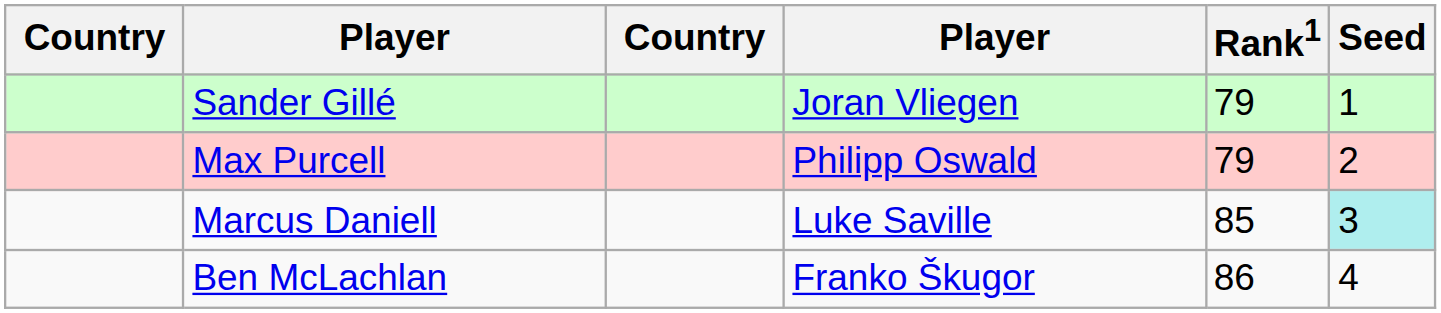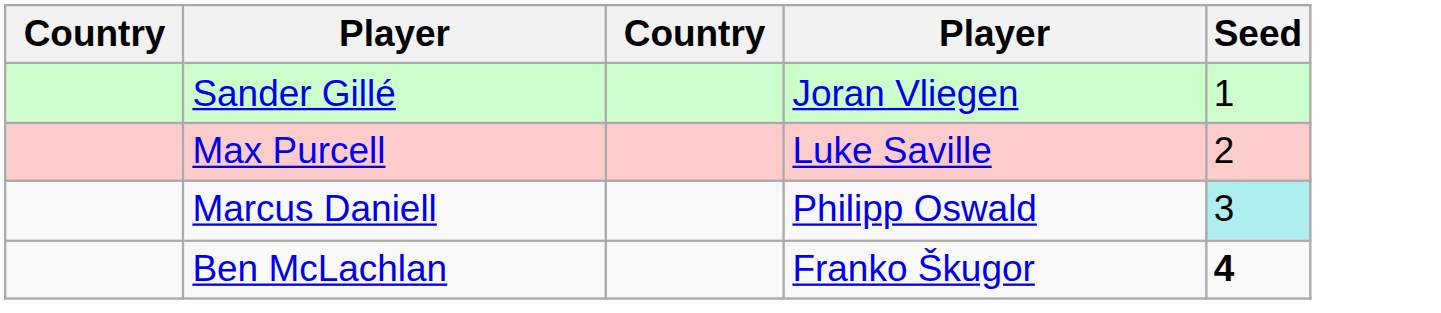- column: (1267, 38)
(915, 161) Philipp Oswald -> (892, 151) Luke Saville
(892, 219) Luke Saville -> (915, 209) Philipp Oswald
(1349, 278) normal -> (1224, 268) bold
